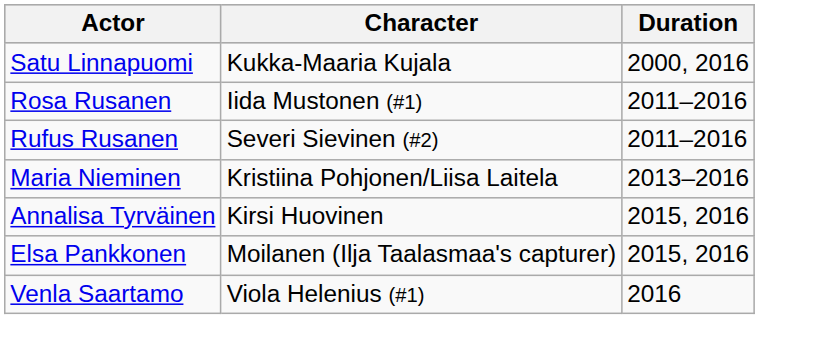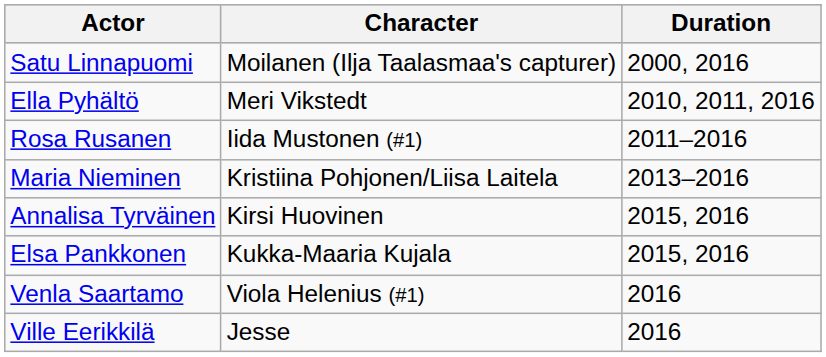(339, 62) Kukka-Maaria Kujala -> (421, 62) Moilanen (Ilja Taalasmaa's capturer)
+ row: (75, 100)
- row: (94, 139)
(421, 255) Moilanen (Ilja Taalasmaa's capturer) -> (339, 255) Kukka-Maaria Kujala
+ row: (82, 332)
